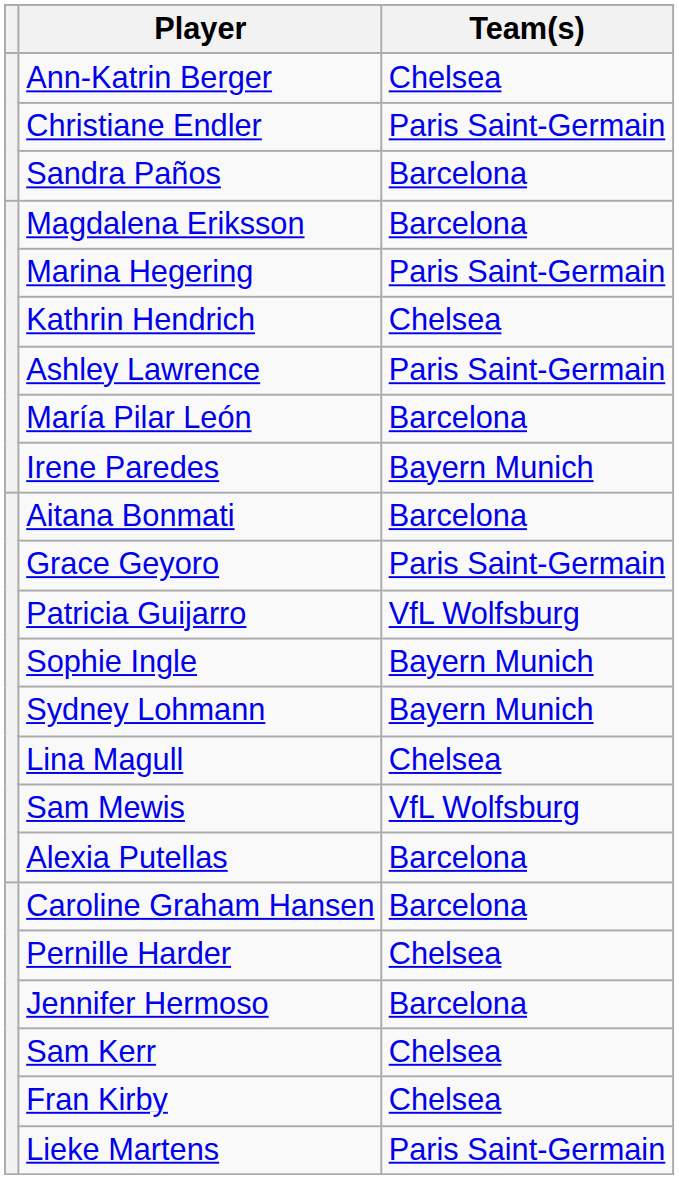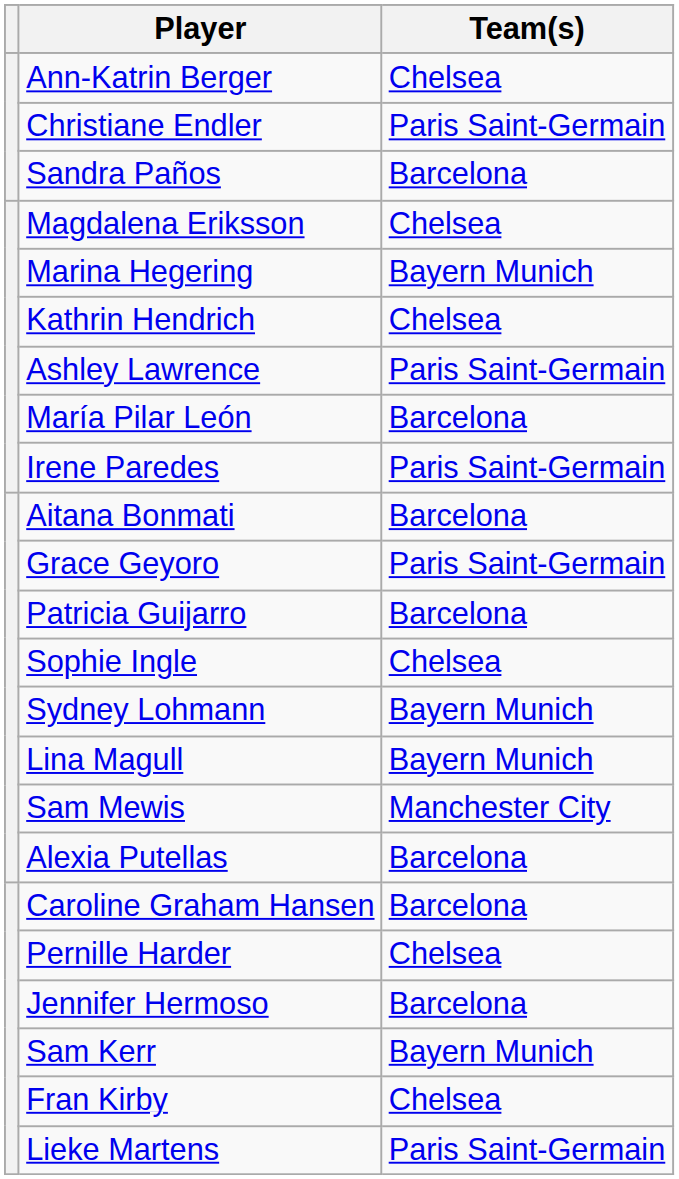(458, 223) Barcelona -> (445, 223) Chelsea
(527, 272) Paris Saint-Germain -> (491, 272) Bayern Munich
(491, 467) Bayern Munich -> (527, 467) Paris Saint-Germain
(484, 613) VfL Wolfsburg -> (458, 613) Barcelona
(491, 662) Bayern Munich -> (445, 662) Chelsea
(445, 759) Chelsea -> (491, 759) Bayern Munich
(484, 808) VfL Wolfsburg -> (500, 808) Manchester City
(445, 1051) Chelsea -> (491, 1051) Bayern Munich
